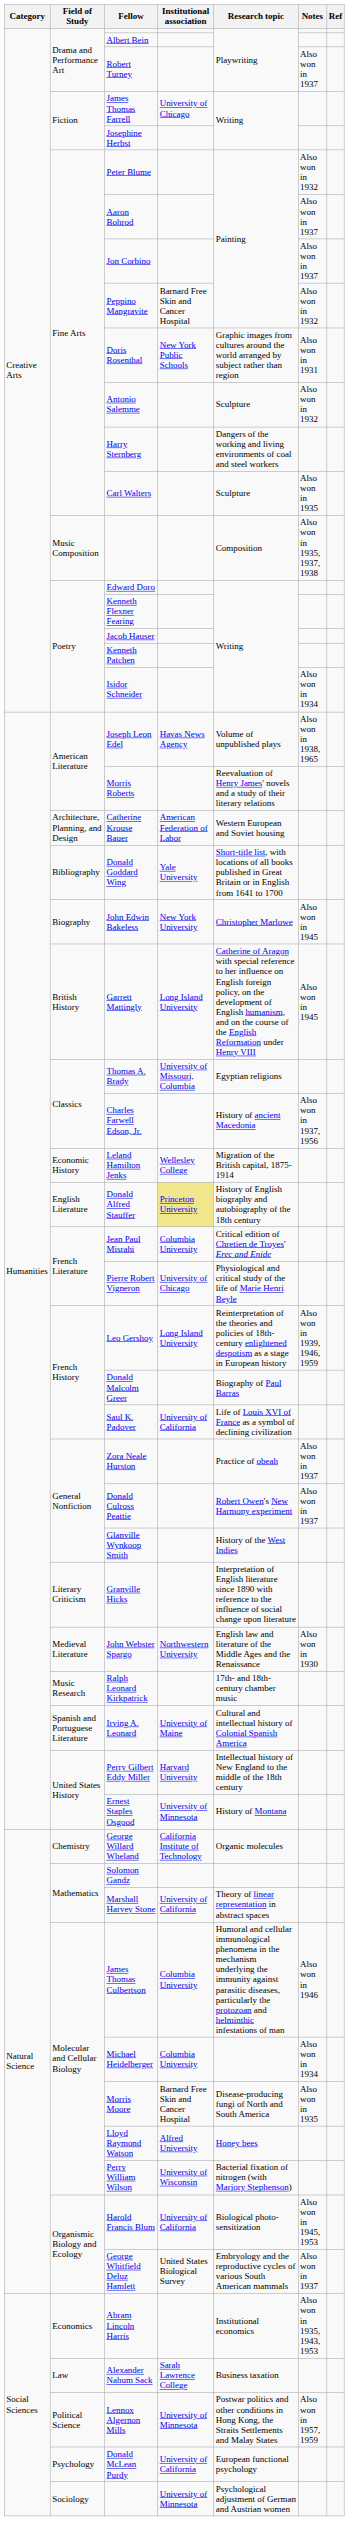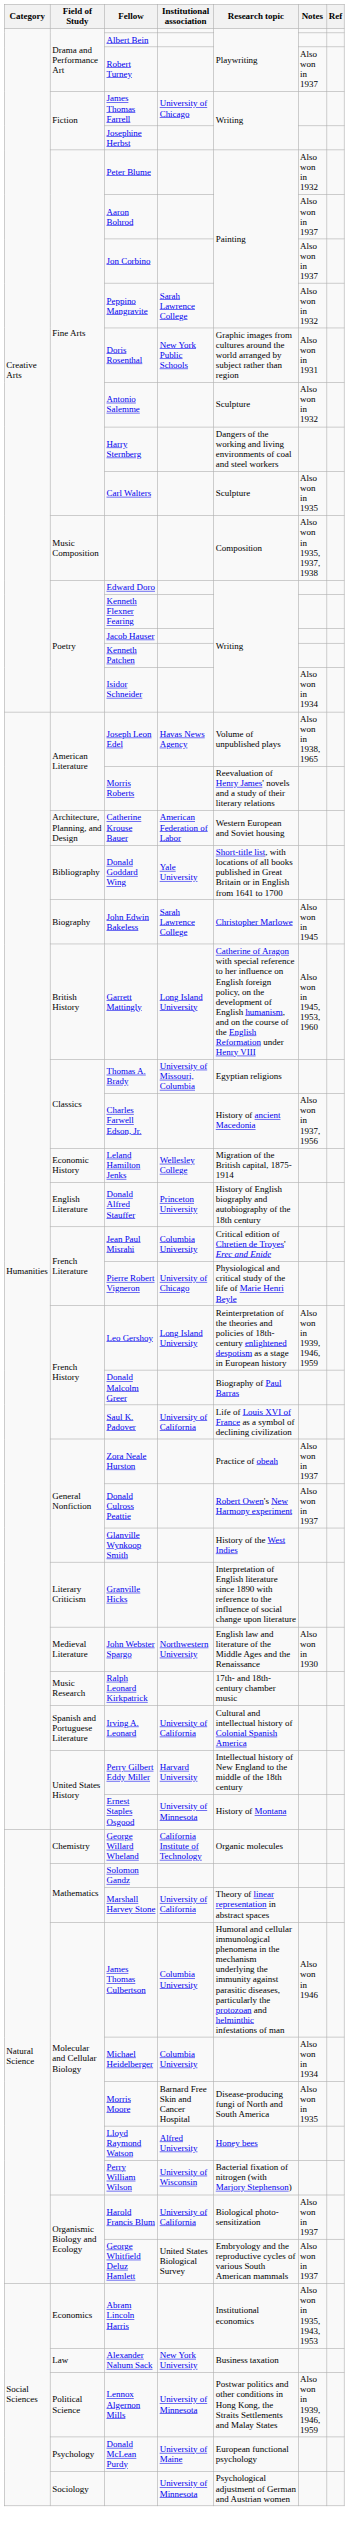(183, 305) Barnard Free Skin and Cancer Hospital -> (177, 305) Sarah Lawrence College
(179, 922) New York University -> (177, 922) Sarah Lawrence College
(309, 1001) Also won in 1945 -> (310, 1001) Also won in 1945, 1953, 1960
(179, 1204) khaki background -> (179, 1204) no background
(183, 1728) University of Maine -> (183, 1728) University of California
(310, 2222) Also won in 1945, 1953 -> (309, 2217) Also won in 1937
(177, 2375) Sarah Lawrence College -> (179, 2360) New York University
(310, 2420) Also won in 1957, 1959 -> (310, 2405) Also won in 1939, 1946, 1959
(183, 2464) University of California -> (183, 2454) University of Maine
